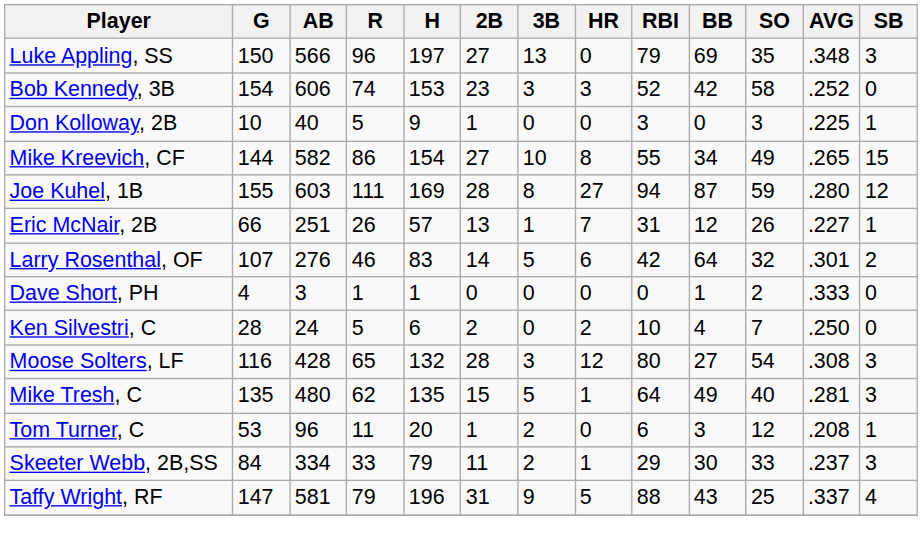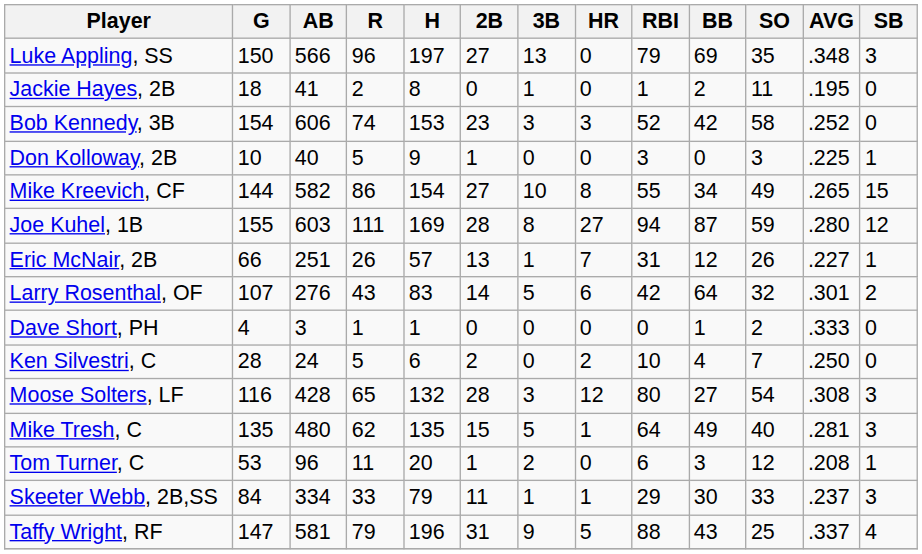+ row: (92, 89)
(364, 259) 46 -> (364, 293) 43
(529, 463) 2 -> (529, 497) 1
